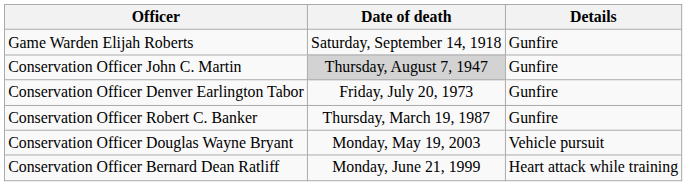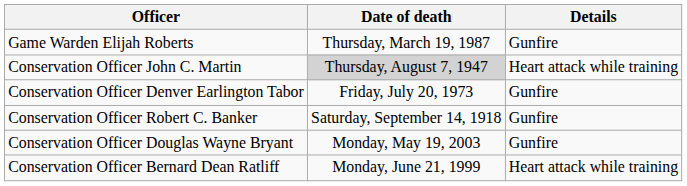(406, 42) Saturday, September 14, 1918 -> (406, 42) Thursday, March 19, 1987
(533, 67) Gunfire -> (593, 67) Heart attack while training
(406, 117) Thursday, March 19, 1987 -> (406, 117) Saturday, September 14, 1918
(556, 142) Vehicle pursuit -> (533, 142) Gunfire
